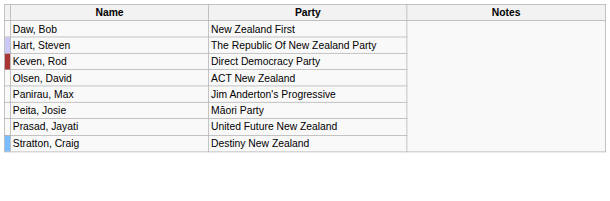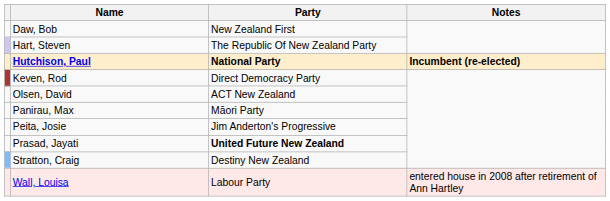+ row: (52, 62)
(273, 95) Jim Anderton's Progressive -> (237, 111) Māori Party
(237, 111) Māori Party -> (273, 127) Jim Anderton's Progressive
(274, 127) normal -> (278, 144) bold
+ row: (41, 182)
